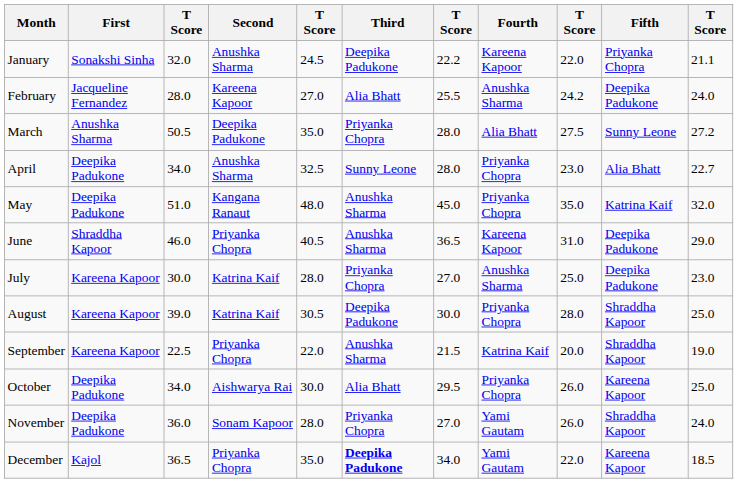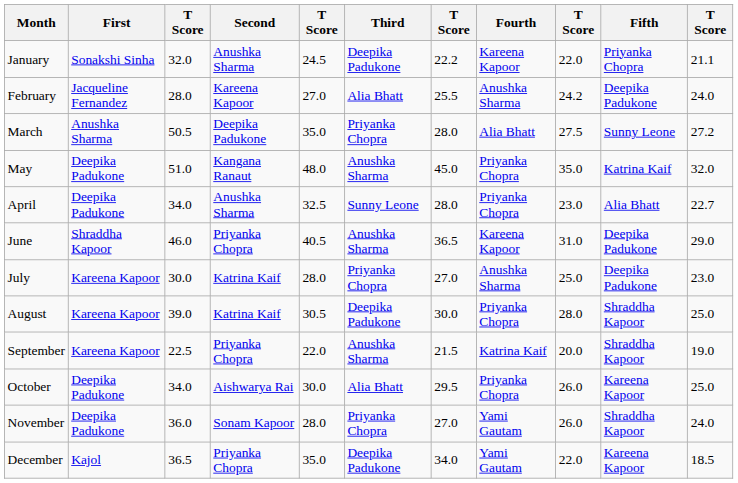rows swapped: (22, 168) <-> (20, 204)
(374, 459) bold -> (374, 459) normal
